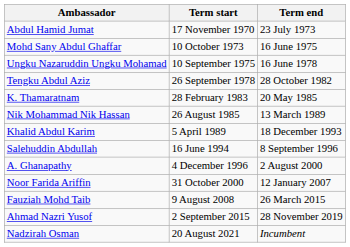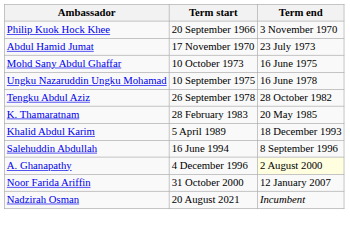+ row: (58, 30)
- row: (68, 115)
(291, 166) no background -> (291, 166) lightyellow background
- row: (49, 200)
- row: (49, 217)
